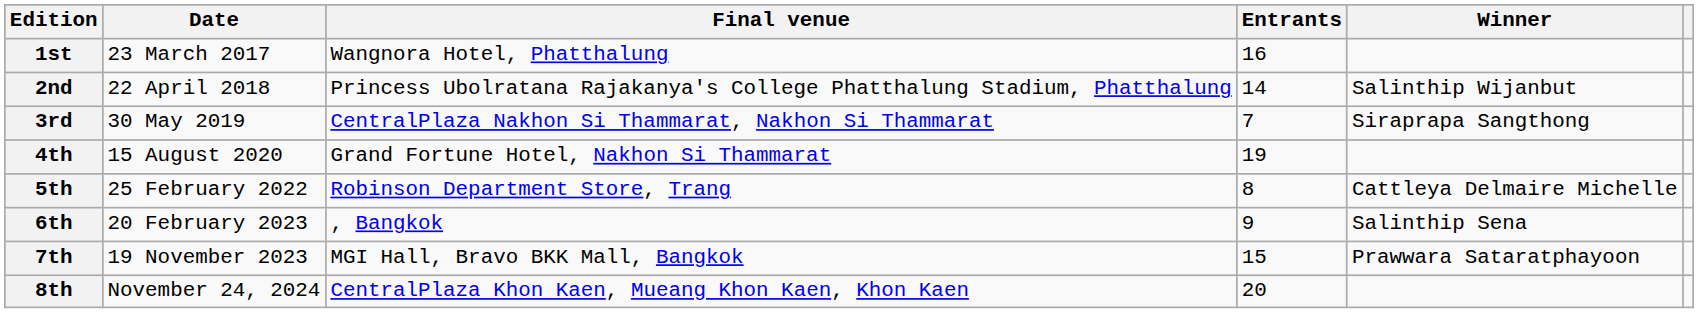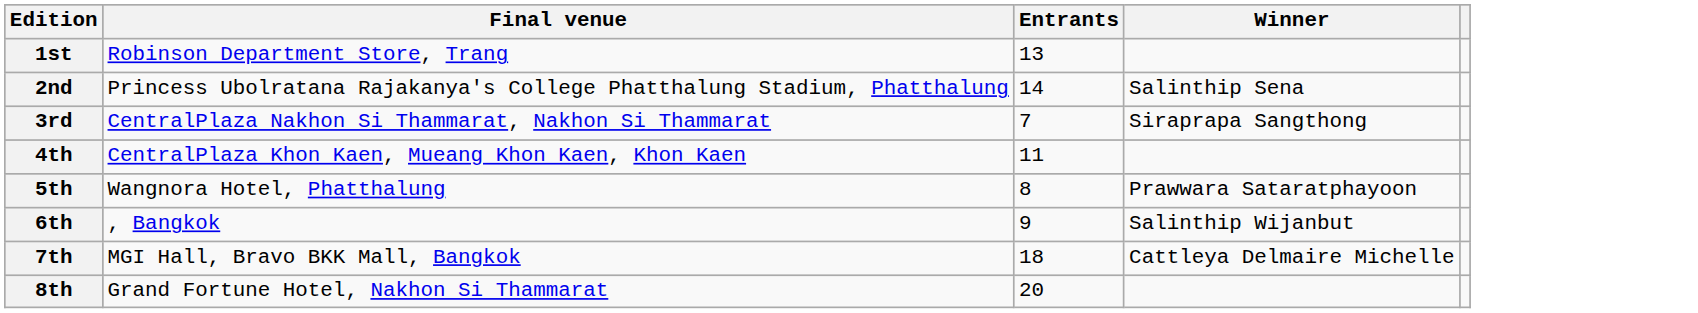- column: (214, 22)
(499, 56) Wangnora Hotel, Phatthalung -> (308, 56) Robinson Department Store, Trang
(1254, 56) 16 -> (1031, 56) 13
(1465, 89) Salinthip Wijanbut -> (1217, 89) Salinthip Sena
(581, 157) Grand Fortune Hotel, Nakhon Si Thammarat -> (427, 157) CentralPlaza Khon Kaen, Mueang Khon Kaen, Khon Kaen
(1254, 157) 19 -> (1031, 157) 11
(531, 191) Robinson Department Store, Trang -> (277, 191) Wangnora Hotel, Phatthalung
(1515, 191) Cattleya Delmaire Michelle -> (1273, 191) Prawwara Sataratphayoon
(1440, 224) Salinthip Sena -> (1242, 224) Salinthip Wijanbut
(1254, 258) 15 -> (1031, 258) 18
(1496, 258) Prawwara Sataratphayoon -> (1292, 258) Cattleya Delmaire Michelle
(650, 292) CentralPlaza Khon Kaen, Mueang Khon Kaen, Khon Kaen -> (358, 292) Grand Fortune Hotel, Nakhon Si Thammarat
